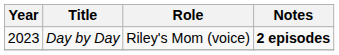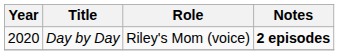(24, 38) 2023 -> (24, 38) 2020
